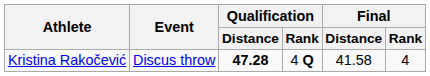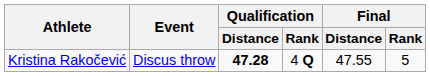(354, 60) 41.58 -> (354, 60) 47.55
(405, 60) 4 -> (405, 60) 5
